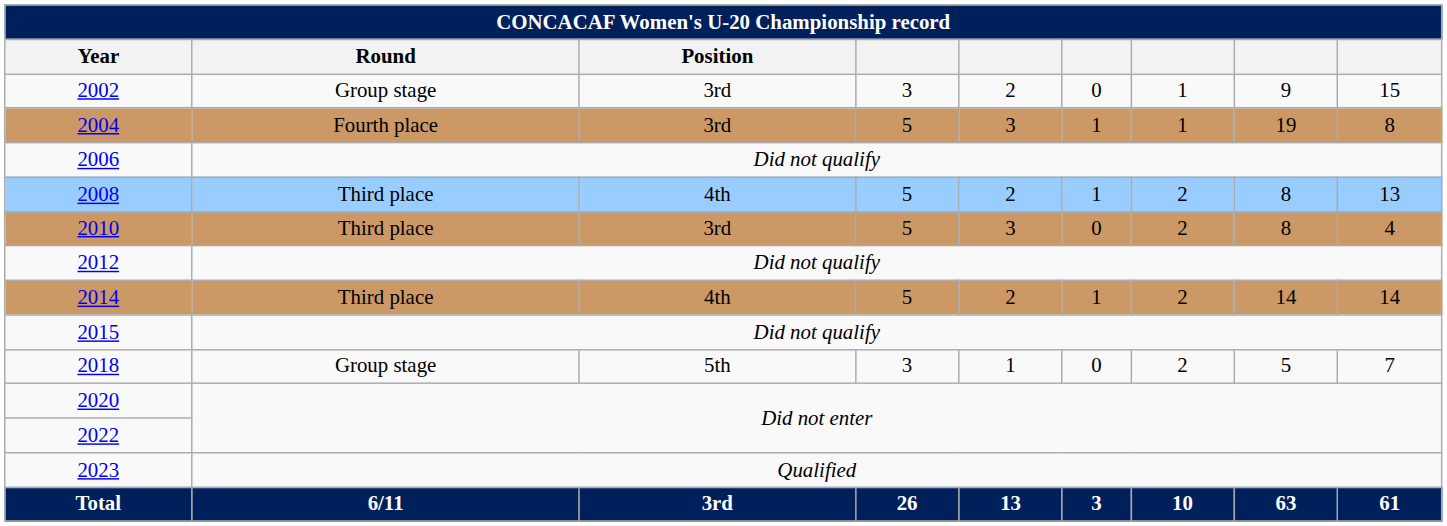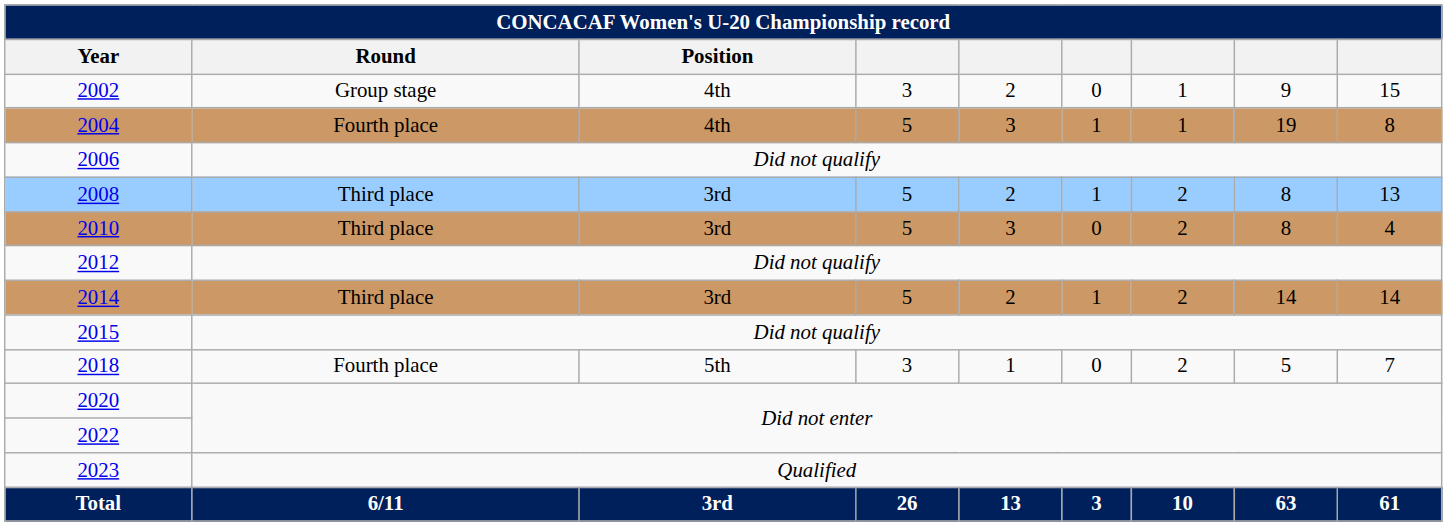(717, 90) 3rd -> (717, 90) 4th
(717, 125) 3rd -> (717, 125) 4th
(717, 194) 4th -> (717, 194) 3rd
(717, 297) 4th -> (717, 297) 3rd
(386, 366) Group stage -> (386, 366) Fourth place
